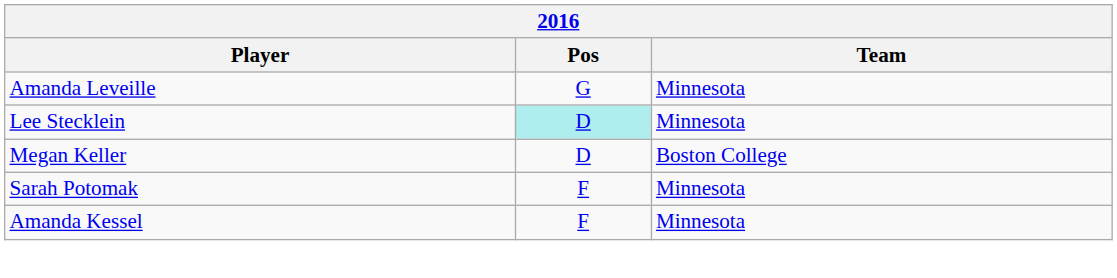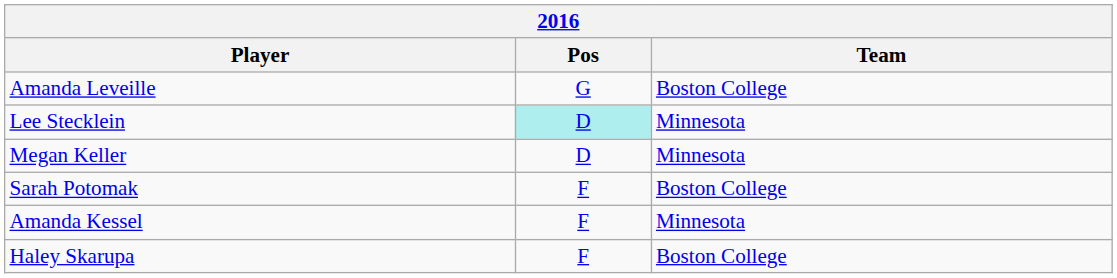(700, 88) Minnesota -> (721, 88) Boston College
(721, 155) Boston College -> (700, 155) Minnesota
(700, 188) Minnesota -> (721, 188) Boston College
+ row: (72, 255)
